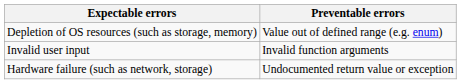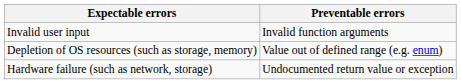rows swapped: (48, 50) <-> (132, 32)
